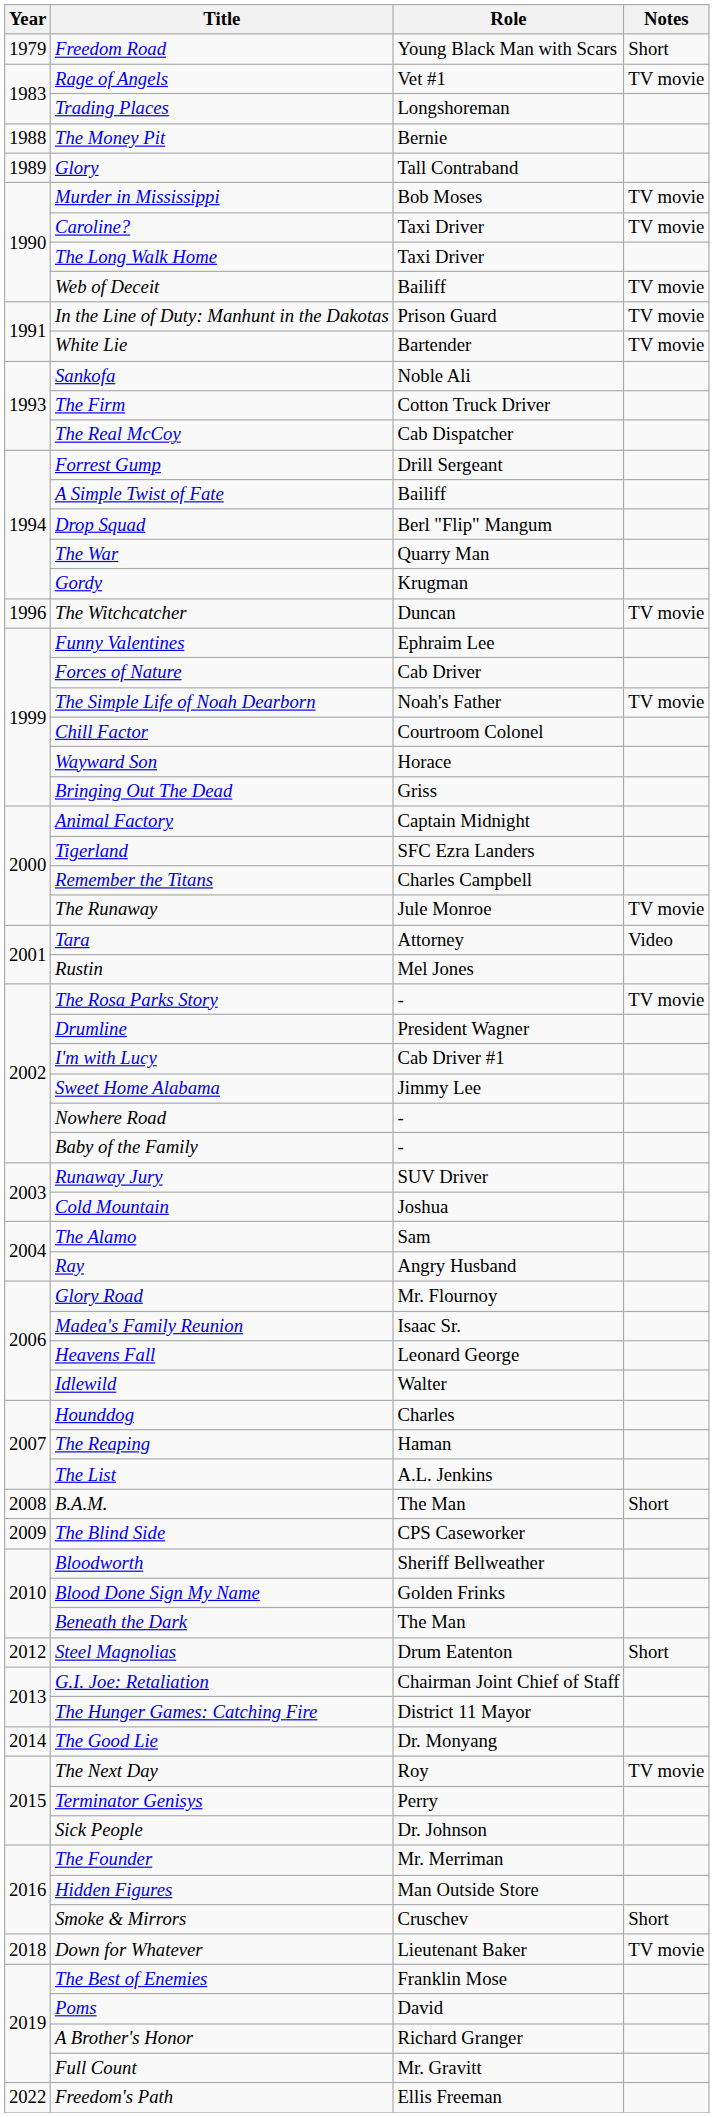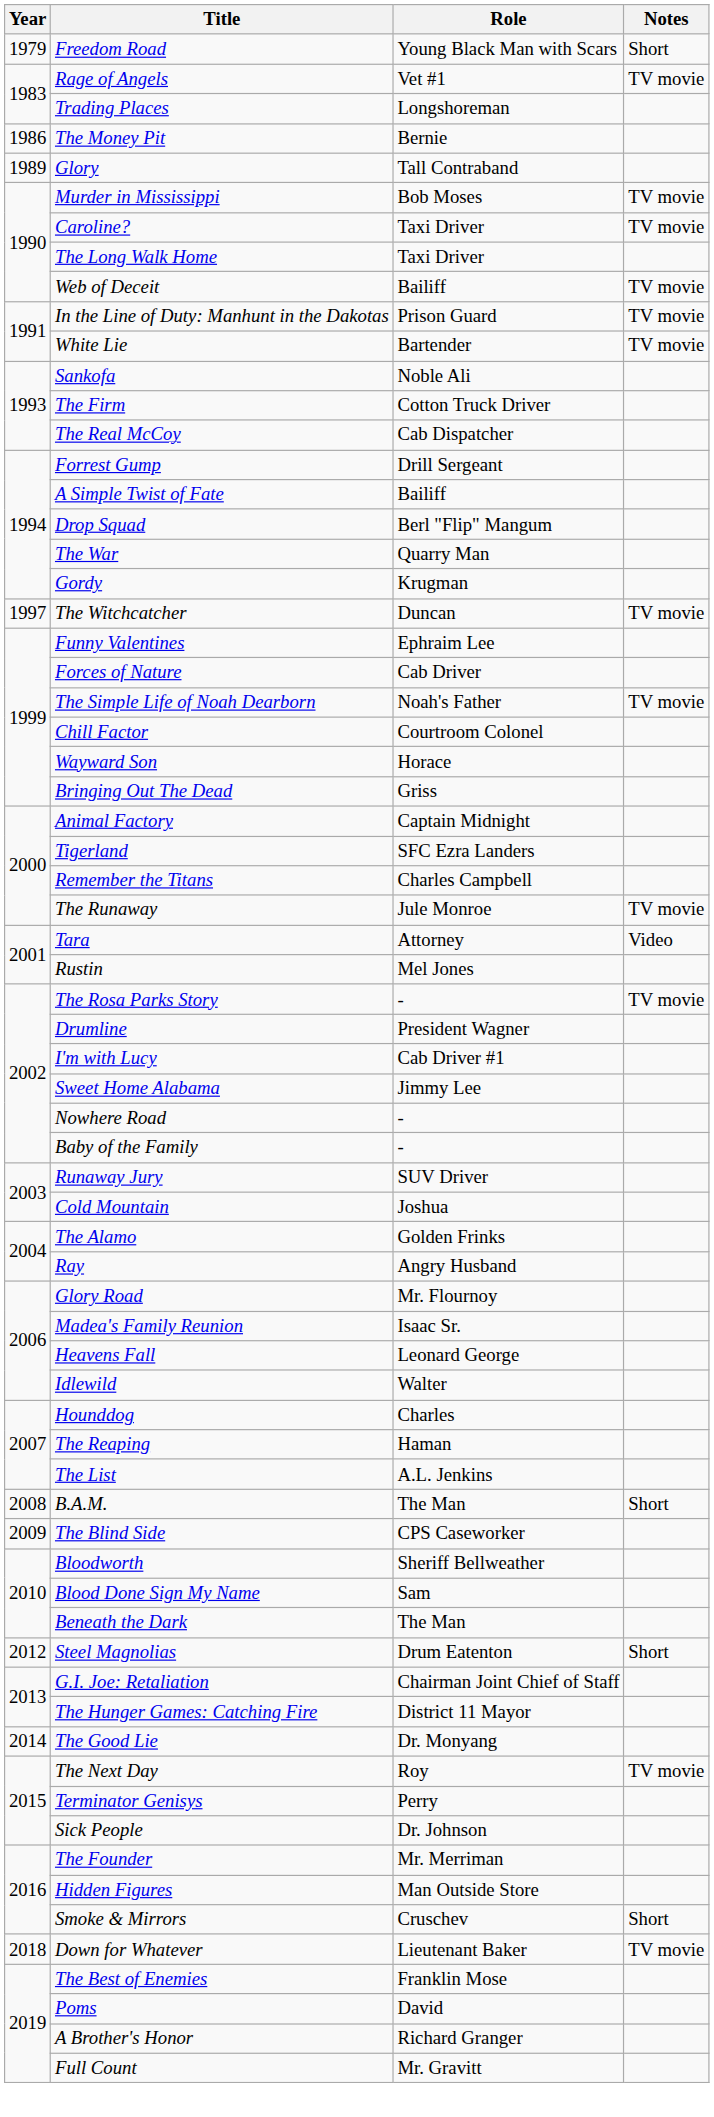(28, 138) 1988 -> (28, 138) 1986
(28, 613) 1996 -> (28, 613) 1997
(414, 1236) Sam -> (451, 1236) Golden Frinks
(451, 1592) Golden Frinks -> (414, 1592) Sam
- row: (114, 2097)
